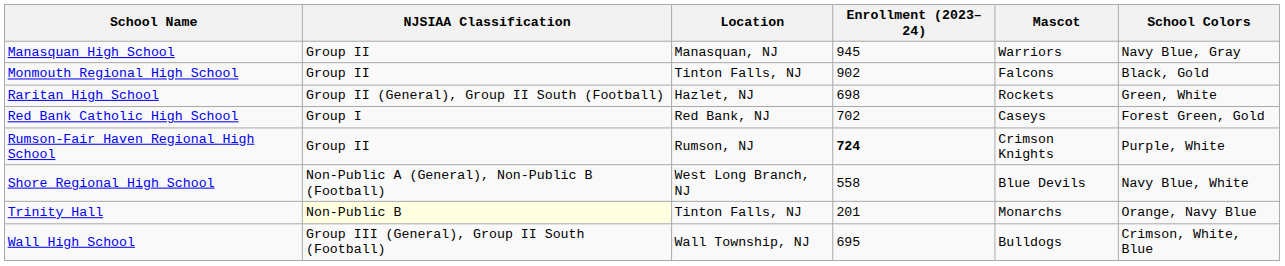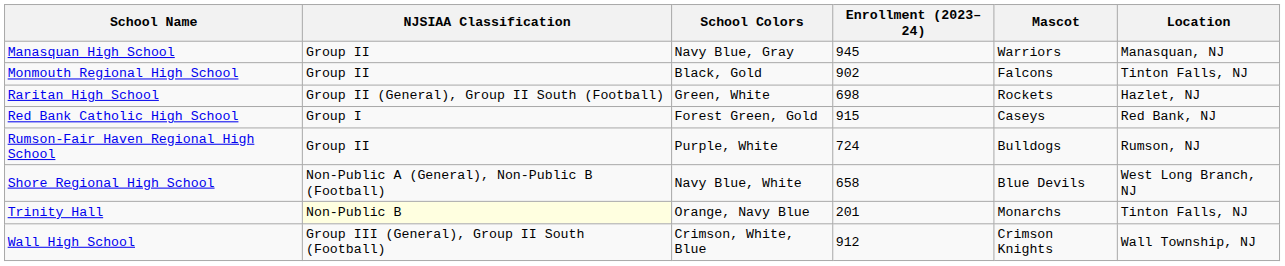columns swapped: (752, 23) <-> (1199, 23)
(848, 117) 702 -> (848, 117) 915
(848, 146) bold -> (848, 146) normal
(1026, 146) Crimson Knights -> (1029, 146) Bulldogs
(848, 183) 558 -> (848, 183) 658
(848, 242) 695 -> (848, 242) 912
(1030, 242) Bulldogs -> (1025, 242) Crimson Knights
